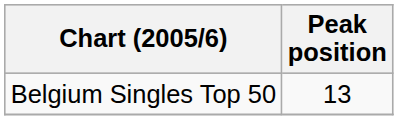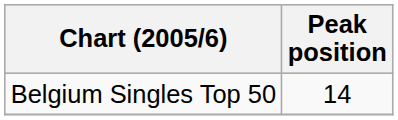(337, 93) 13 -> (337, 93) 14
